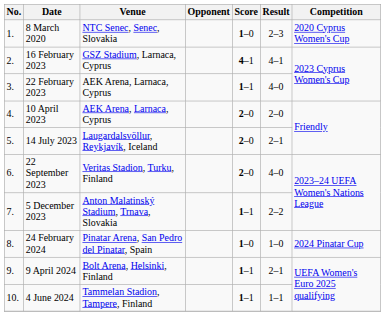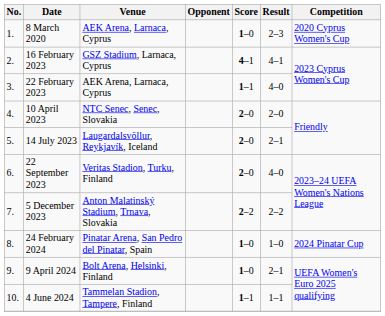(121, 33) NTC Senec, Senec, Slovakia -> (125, 33) AEK Arena, Larnaca, Cyprus
(125, 114) AEK Arena, Larnaca, Cyprus -> (121, 114) NTC Senec, Senec, Slovakia
(246, 211) 1–1 -> (246, 211) 2–2
(246, 271) 1–1 -> (246, 271) 1–0
